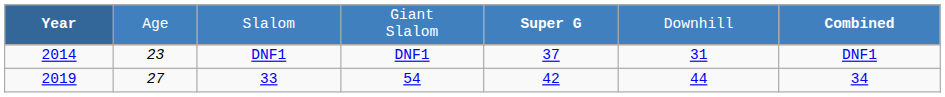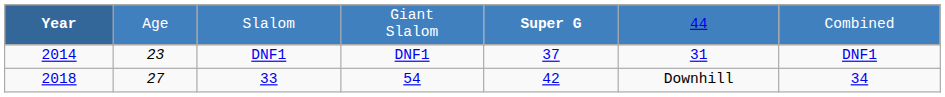(699, 25) Downhill -> (699, 25) 44
(859, 25) bold -> (859, 25) normal
(59, 80) 2019 -> (59, 80) 2018
(699, 80) 44 -> (699, 80) Downhill
